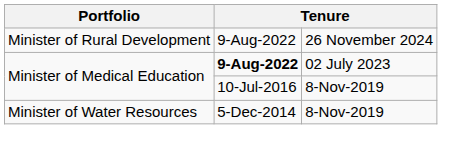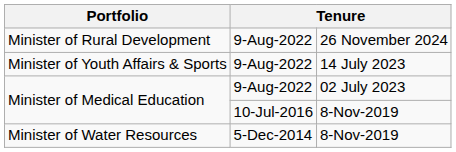+ row: (117, 64)
(258, 64) bold -> (273, 87) normal
